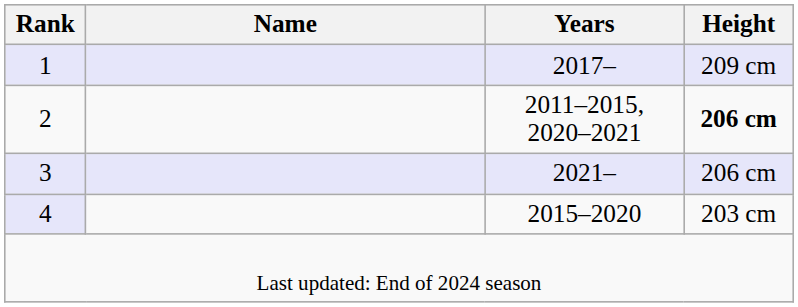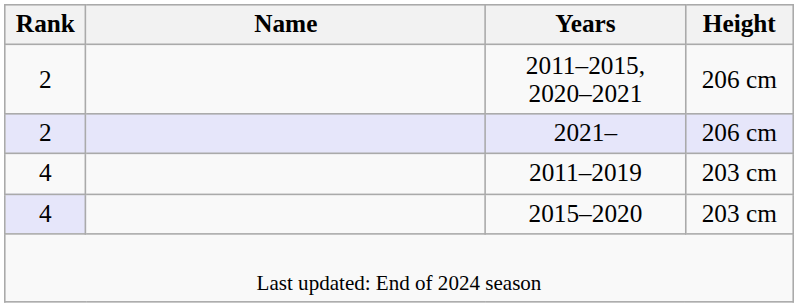- row: (584, 64)
(739, 118) bold -> (739, 78) normal
(45, 173) 3 -> (45, 133) 2
+ row: (585, 173)
